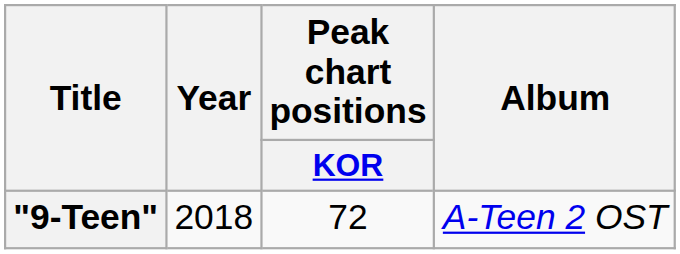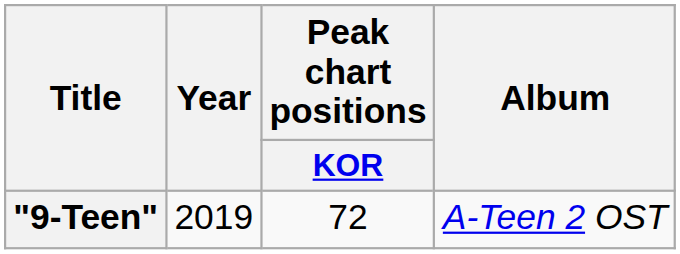(214, 218) 2018 -> (214, 218) 2019
